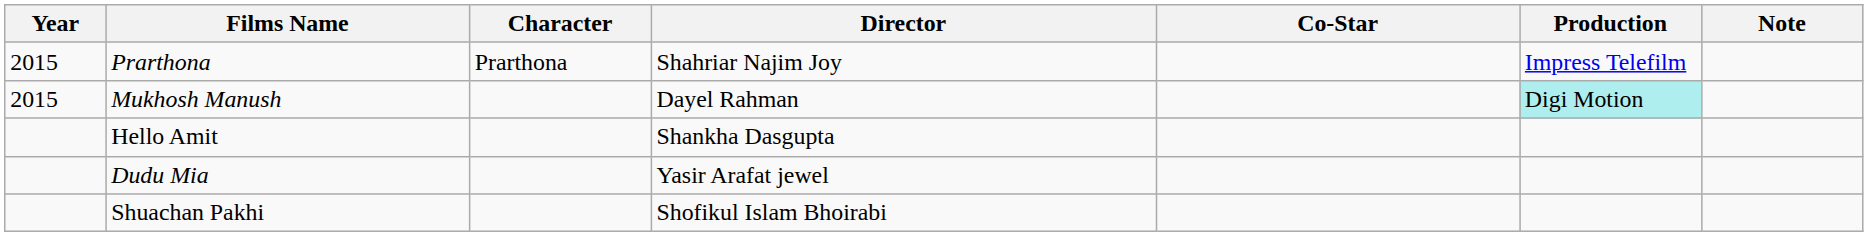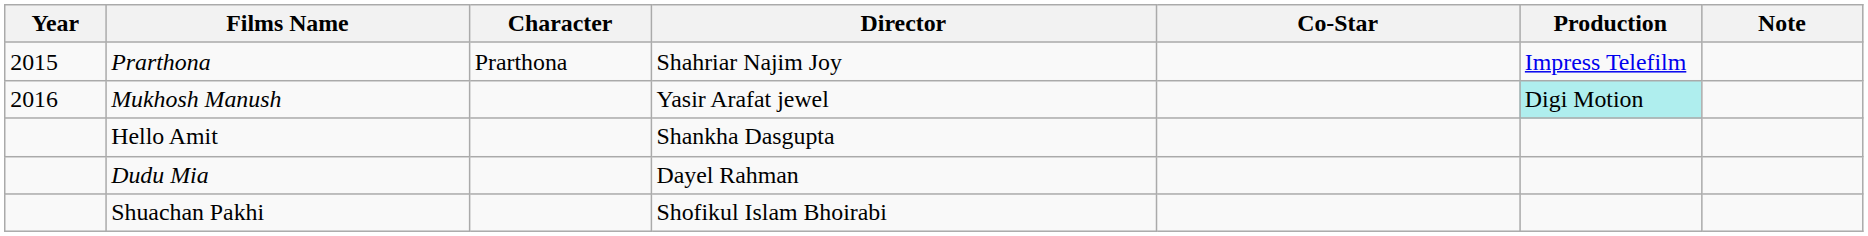(34, 99) 2015 -> (34, 99) 2016
(728, 99) Dayel Rahman -> (743, 99) Yasir Arafat jewel
(743, 174) Yasir Arafat jewel -> (728, 174) Dayel Rahman
